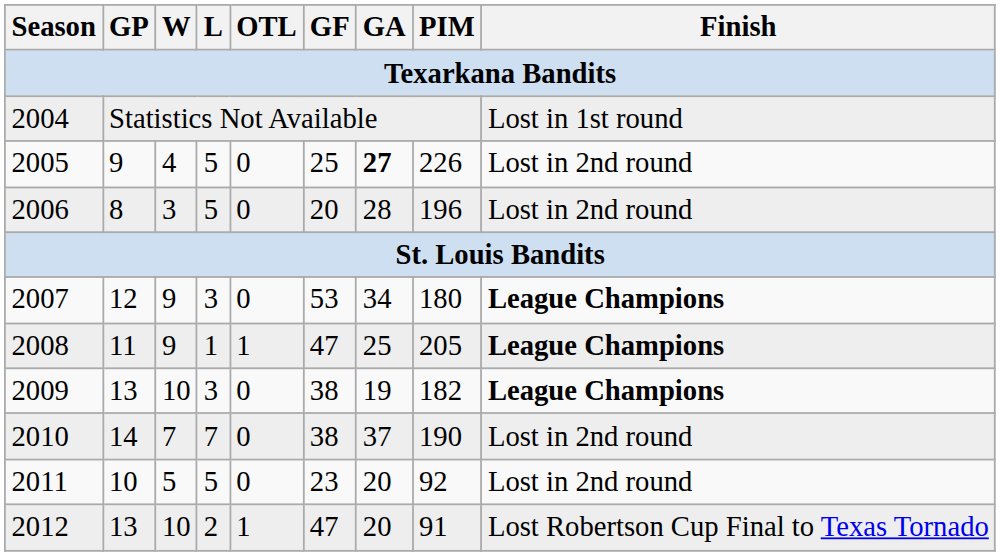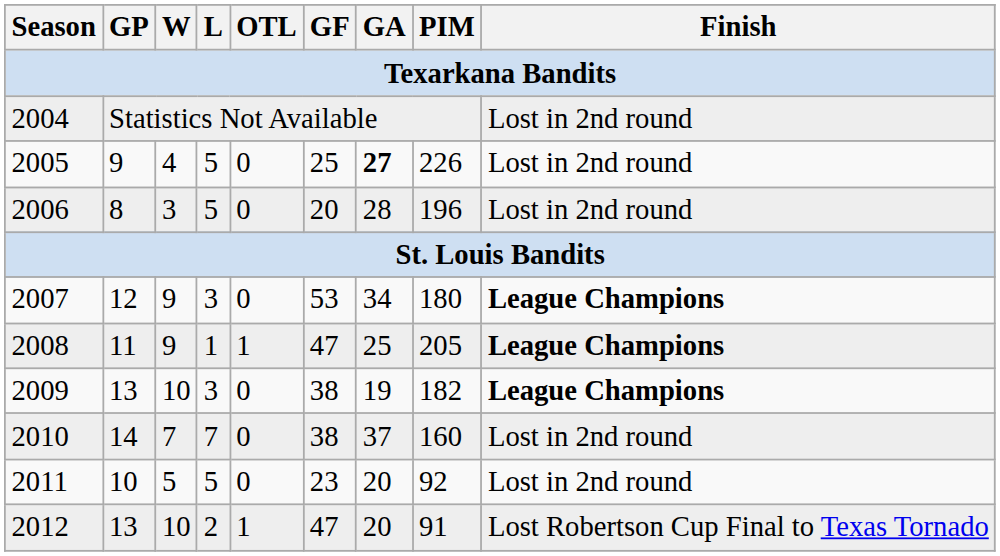(585, 118) Lost in 1st round -> (590, 118) Lost in 2nd round
(440, 436) 190 -> (440, 436) 160
